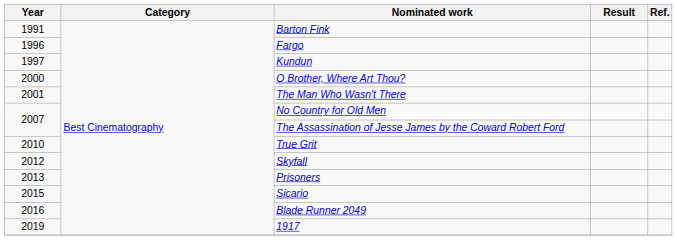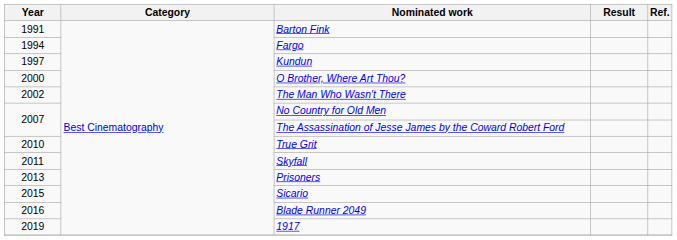(33, 45) 1996 -> (33, 45) 1994
(33, 95) 2001 -> (33, 95) 2002
(33, 161) 2012 -> (33, 161) 2011
